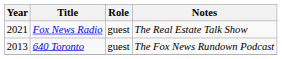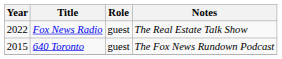(17, 29) 2021 -> (17, 29) 2022
(17, 46) 2013 -> (17, 46) 2015
